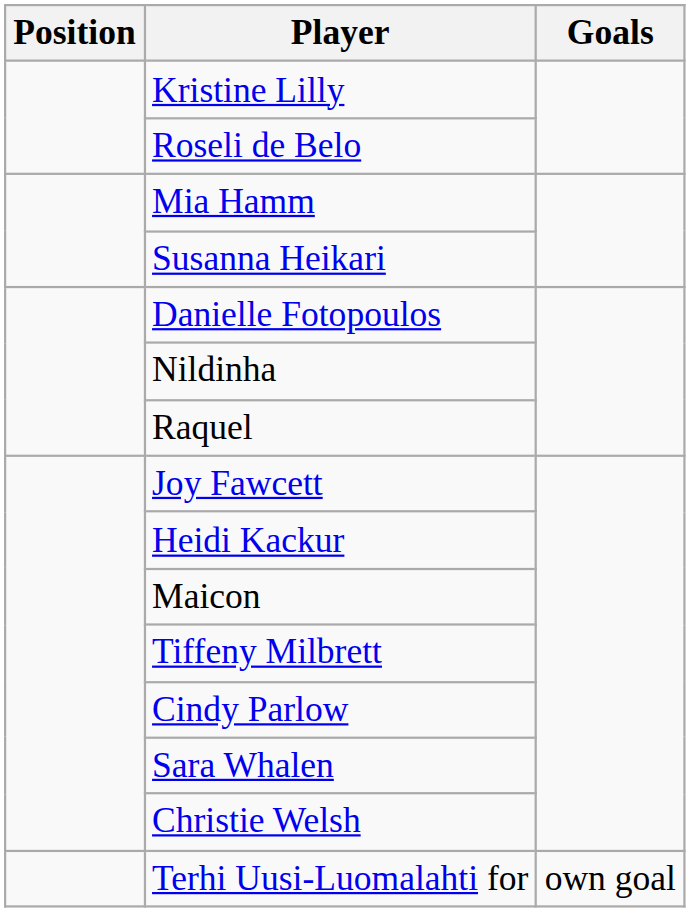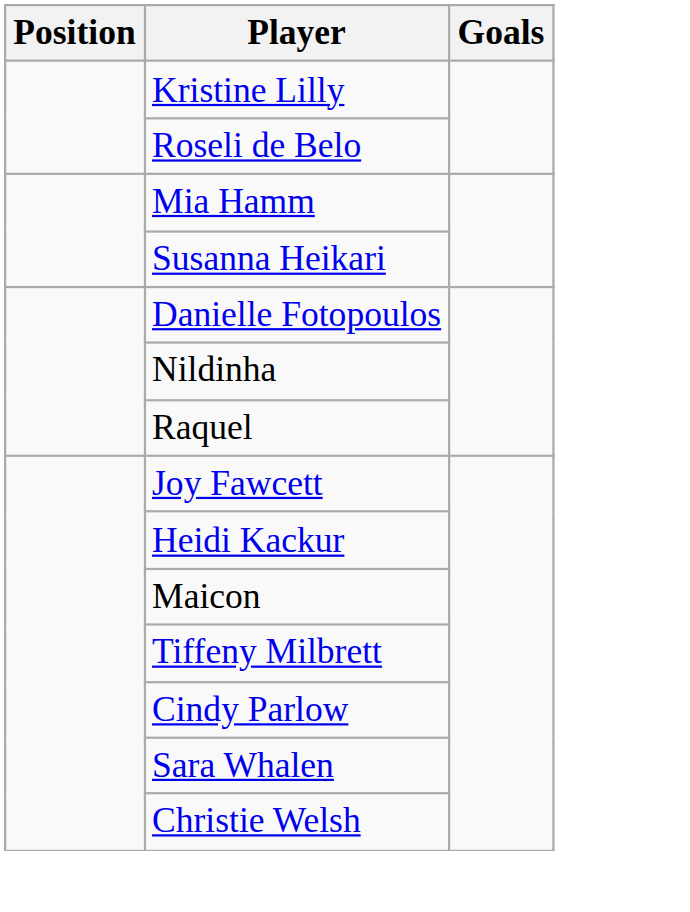- row: (340, 877)
